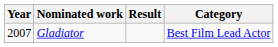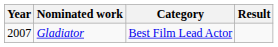columns swapped: (219, 14) <-> (145, 14)
